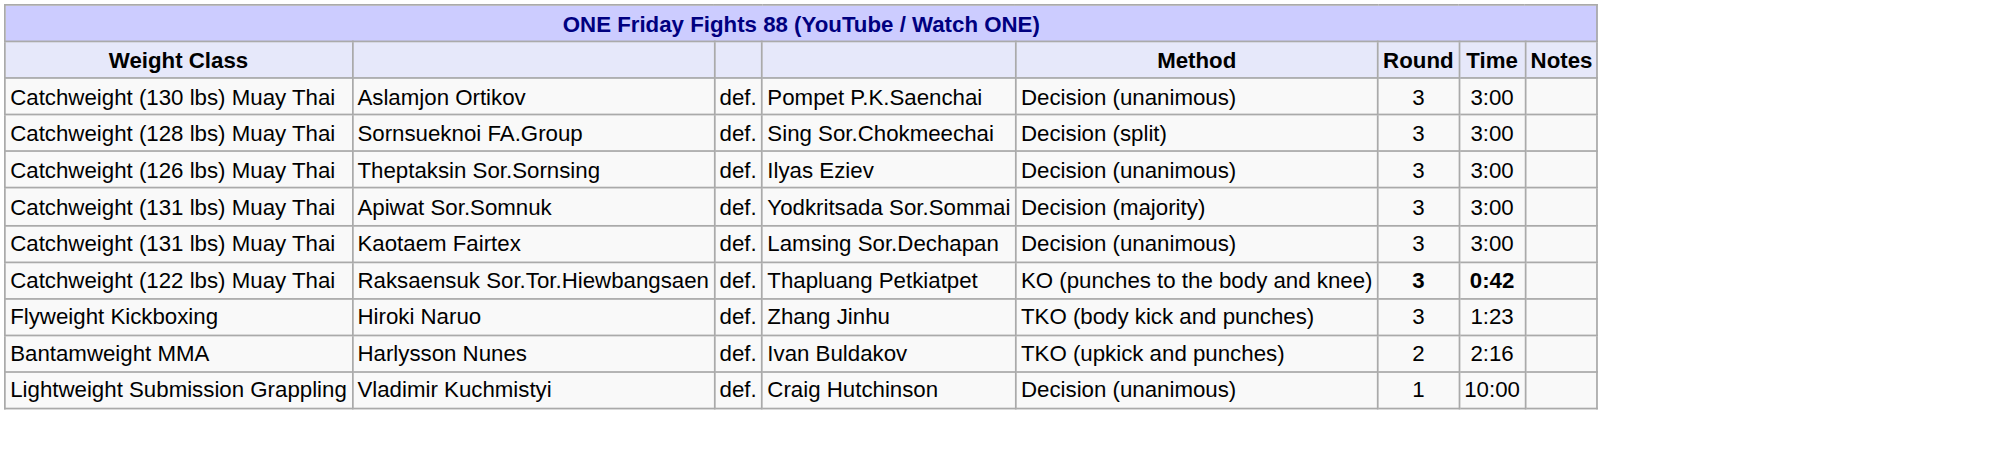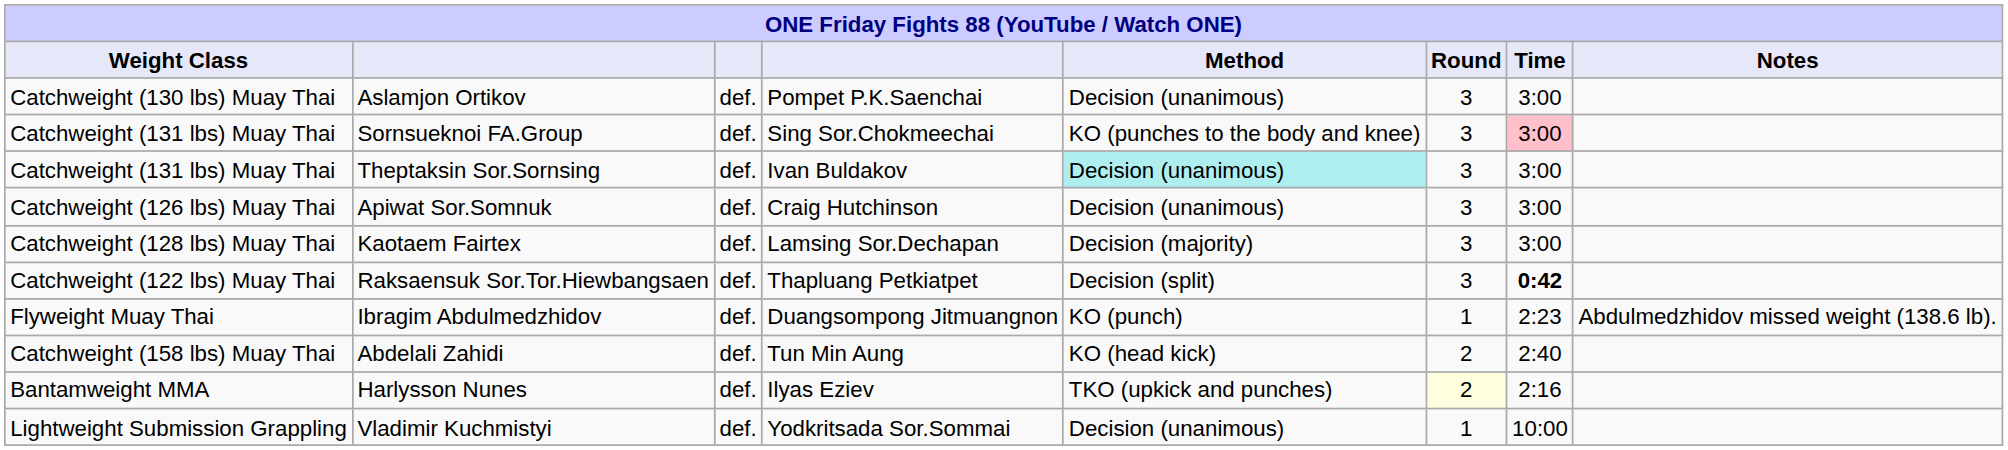(173, 133) Catchweight (128 lbs) Muay Thai -> (173, 133) Catchweight (131 lbs) Muay Thai
(1094, 133) Decision (split) -> (1245, 133) KO (punches to the body and knee)
(1492, 133) no background -> (1540, 133) pink background
(173, 170) Catchweight (126 lbs) Muay Thai -> (173, 170) Catchweight (131 lbs) Muay Thai
(821, 170) Ilyas Eziev -> (837, 170) Ivan Buldakov
(1129, 170) no background -> (1177, 170) paleturquoise background
(173, 207) Catchweight (131 lbs) Muay Thai -> (173, 207) Catchweight (126 lbs) Muay Thai
(889, 207) Yodkritsada Sor.Sommai -> (853, 207) Craig Hutchinson
(1113, 207) Decision (majority) -> (1177, 207) Decision (unanimous)
(173, 243) Catchweight (131 lbs) Muay Thai -> (173, 243) Catchweight (128 lbs) Muay Thai
(1129, 243) Decision (unanimous) -> (1161, 243) Decision (majority)
(1197, 280) KO (punches to the body and knee) -> (1142, 280) Decision (split)
(1418, 280) bold -> (1466, 280) normal
+ row: (479, 317)
+ row: (430, 353)
- row: (419, 317)
(837, 353) Ivan Buldakov -> (821, 390) Ilyas Eziev
(1418, 353) no background -> (1466, 390) lightyellow background
(853, 390) Craig Hutchinson -> (889, 427) Yodkritsada Sor.Sommai
